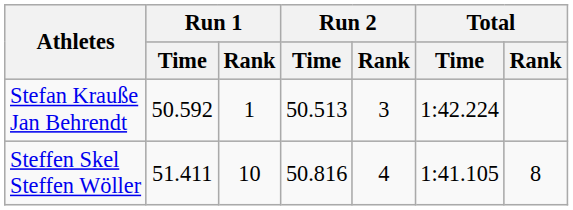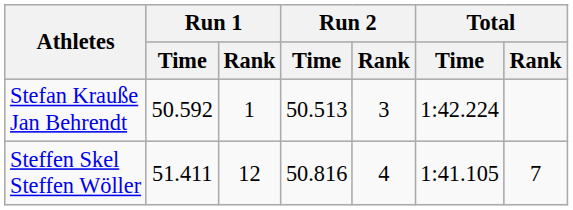(249, 173) 10 -> (249, 173) 12
(536, 173) 8 -> (536, 173) 7
